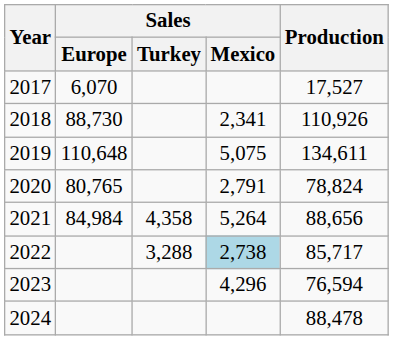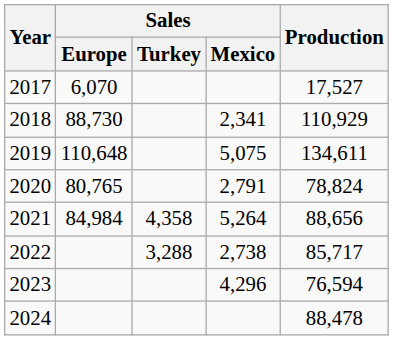(334, 119) 110,926 -> (334, 119) 110,929
(243, 251) lightblue background -> (243, 251) no background
